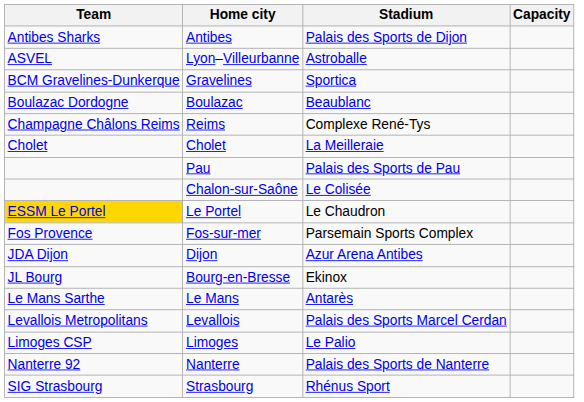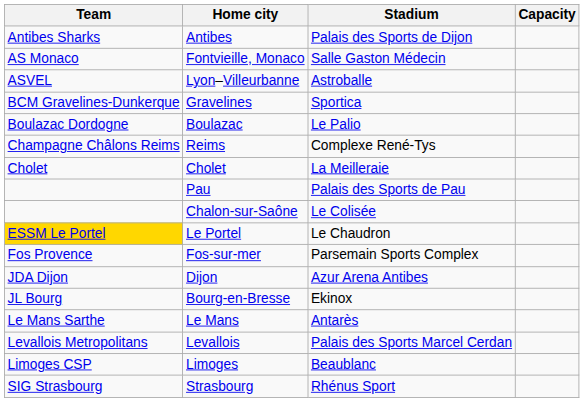+ row: (245, 59)
(338, 102) Beaublanc -> (336, 124) Le Palio
(330, 342) Le Palio -> (343, 364) Beaublanc
- row: (213, 364)
